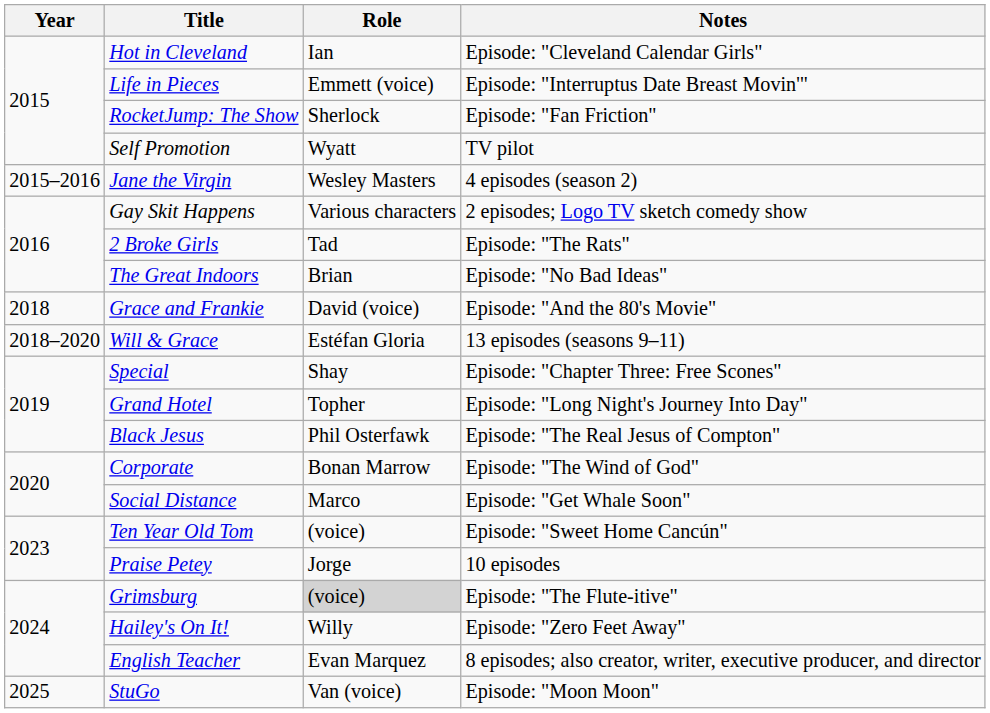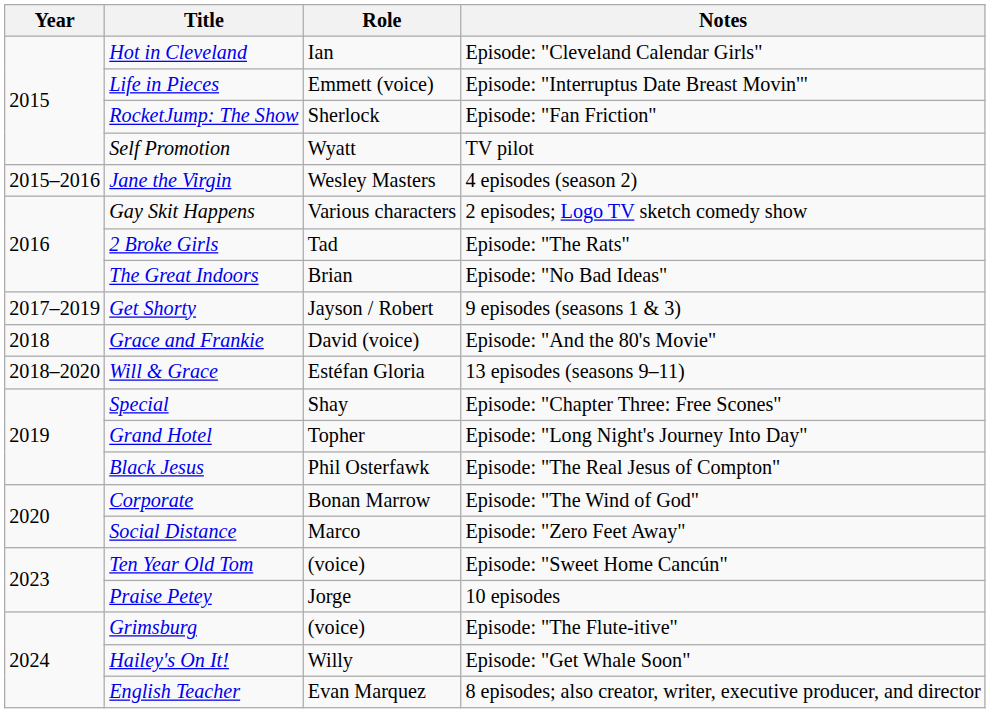+ row: (153, 308)
(578, 500) Episode: "Get Whale Soon" -> (575, 532) Episode: "Zero Feet Away"
(336, 595) lightgrey background -> (336, 627) no background
(575, 627) Episode: "Zero Feet Away" -> (578, 659) Episode: "Get Whale Soon"
- row: (134, 691)
